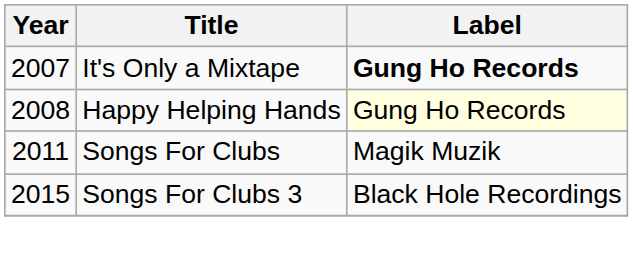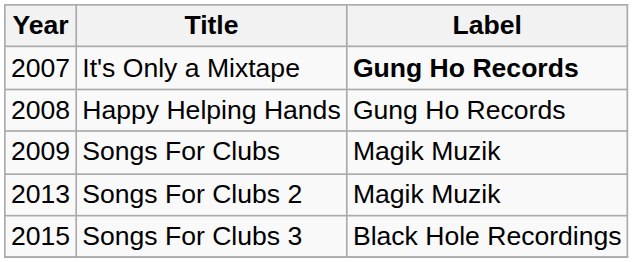(459, 109) lightyellow background -> (459, 109) no background
(40, 151) 2011 -> (40, 151) 2009
+ row: (192, 194)
